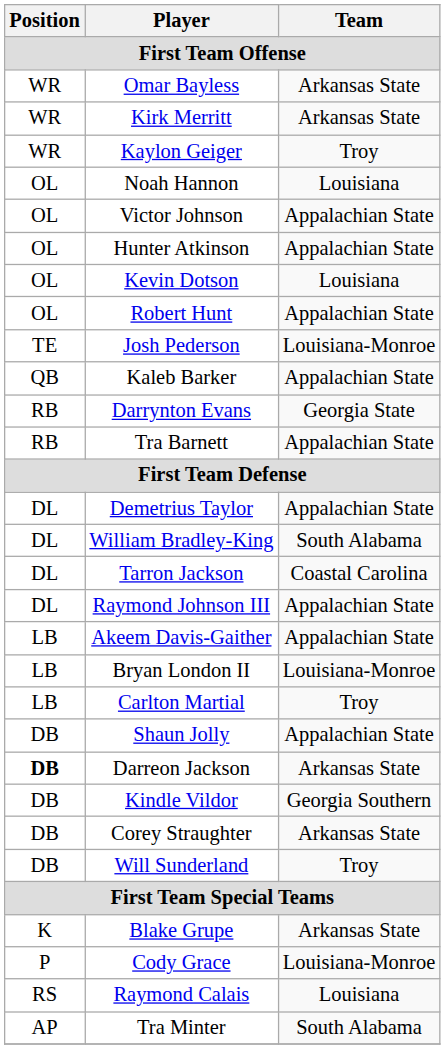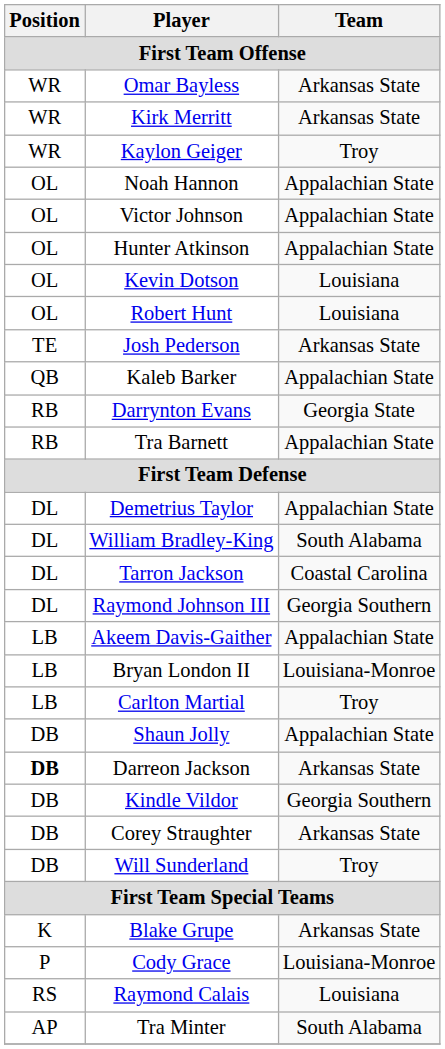(359, 183) Louisiana -> (359, 183) Appalachian State
(359, 313) Appalachian State -> (359, 313) Louisiana
(359, 345) Louisiana-Monroe -> (359, 345) Arkansas State
(359, 605) Appalachian State -> (359, 605) Georgia Southern
